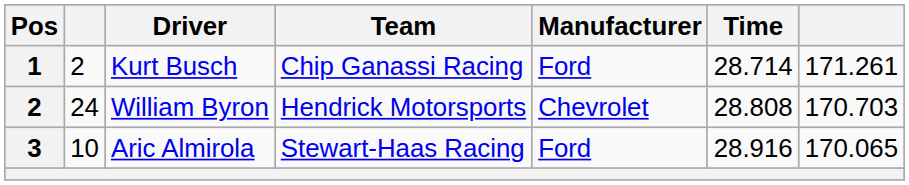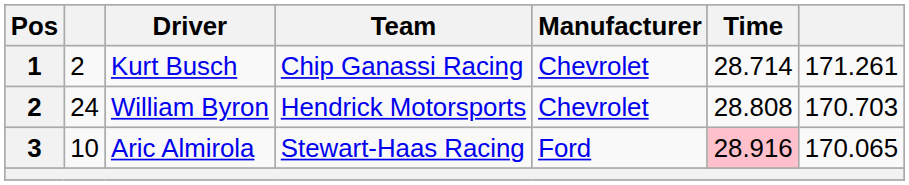(565, 66) Ford -> (593, 66) Chevrolet
(753, 148) no background -> (753, 148) pink background
